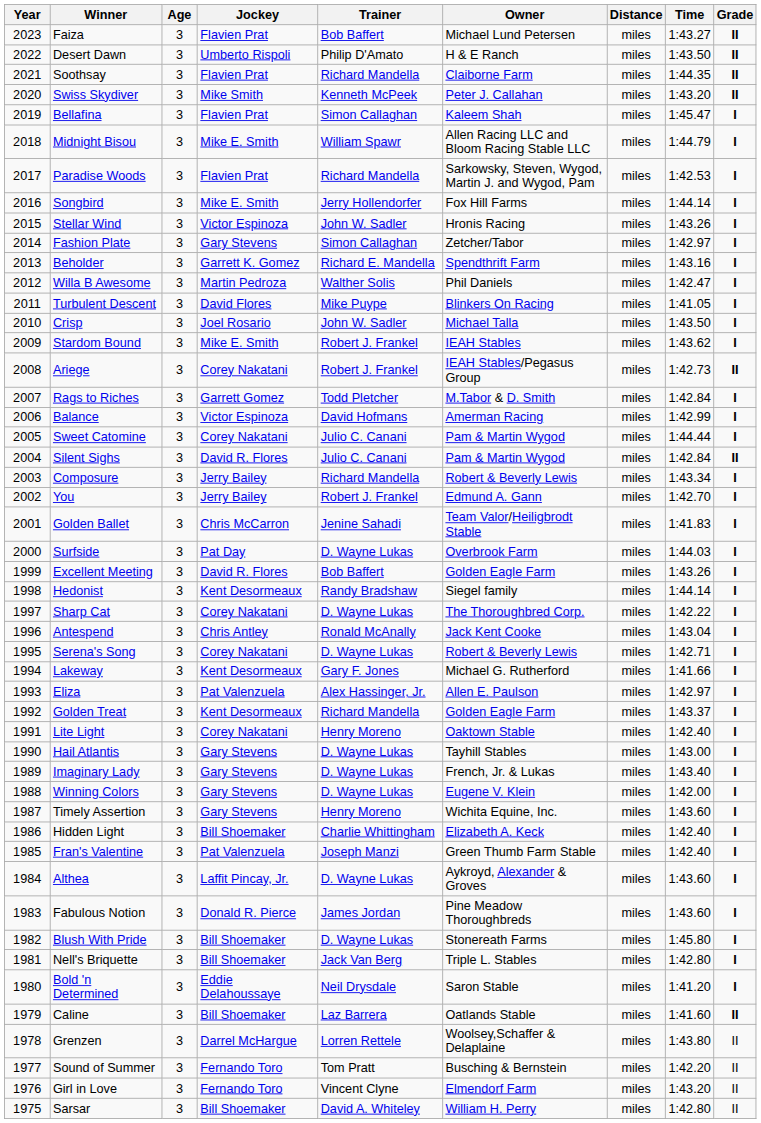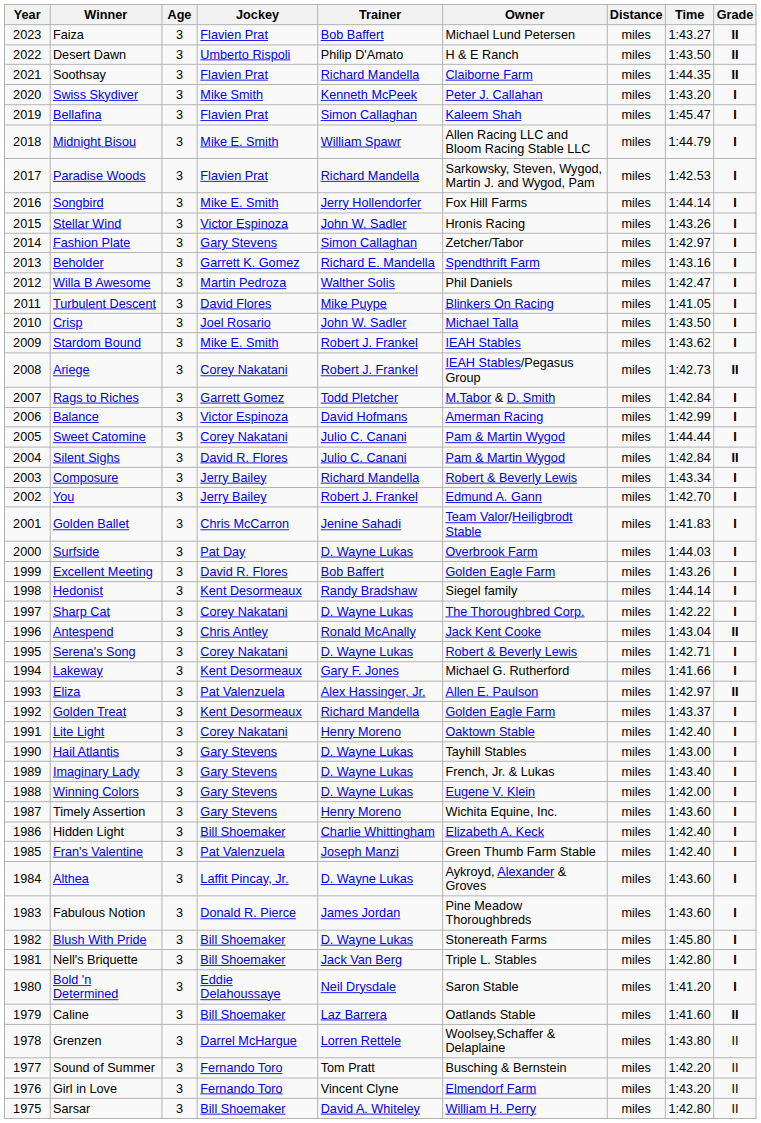(735, 95) II -> (735, 95) I
(735, 632) I -> (735, 632) II
(735, 692) I -> (735, 692) II
